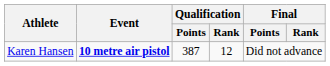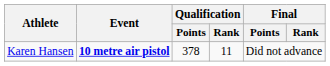(191, 51) 387 -> (191, 51) 378
(226, 51) 12 -> (226, 51) 11
